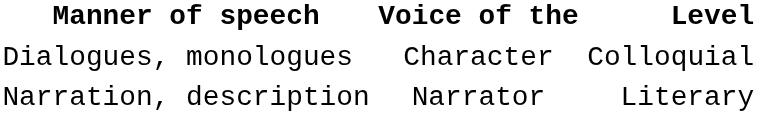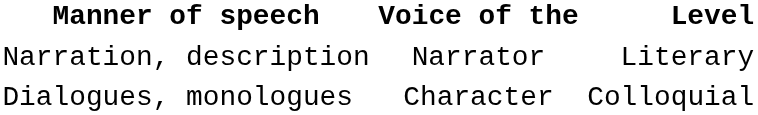rows swapped: (186, 98) <-> (178, 57)
